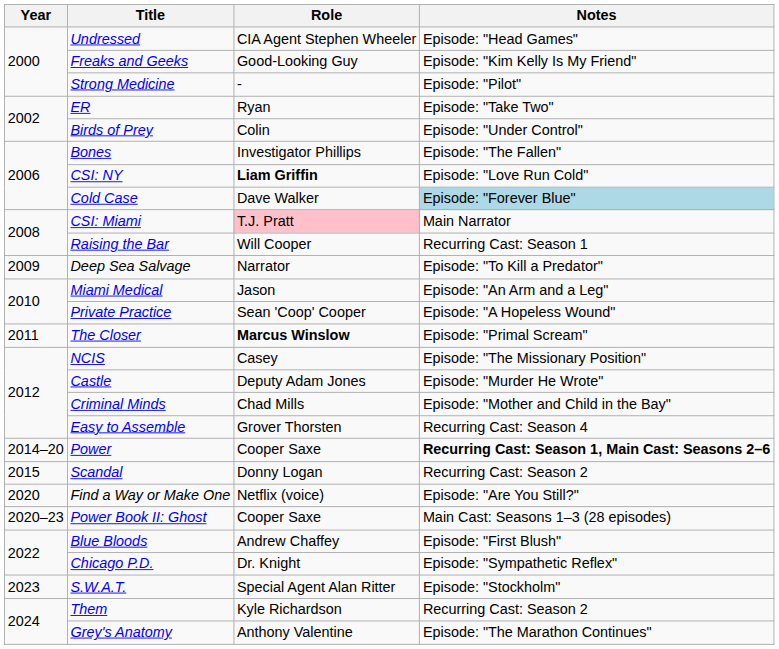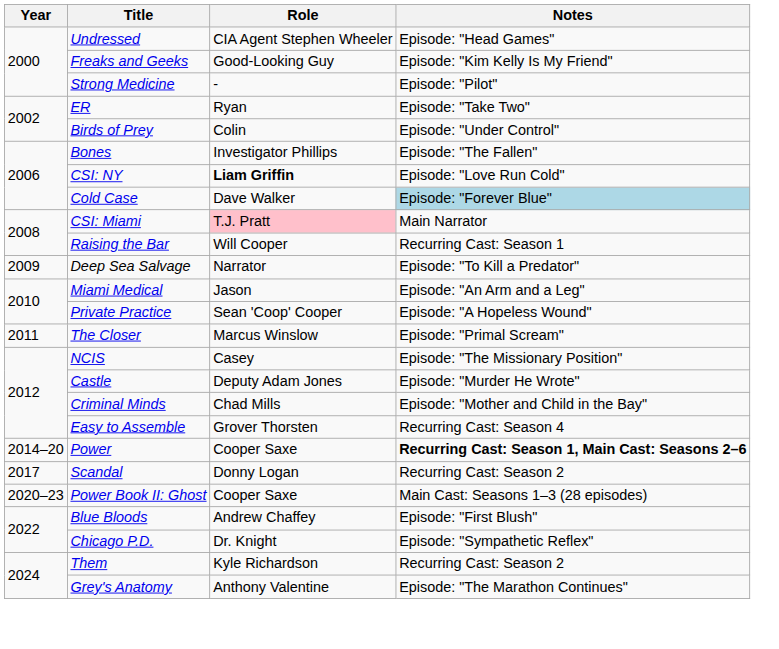(293, 335) bold -> (266, 335) normal
(24, 472) 2015 -> (24, 472) 2017
- row: (150, 495)
- row: (98, 586)
